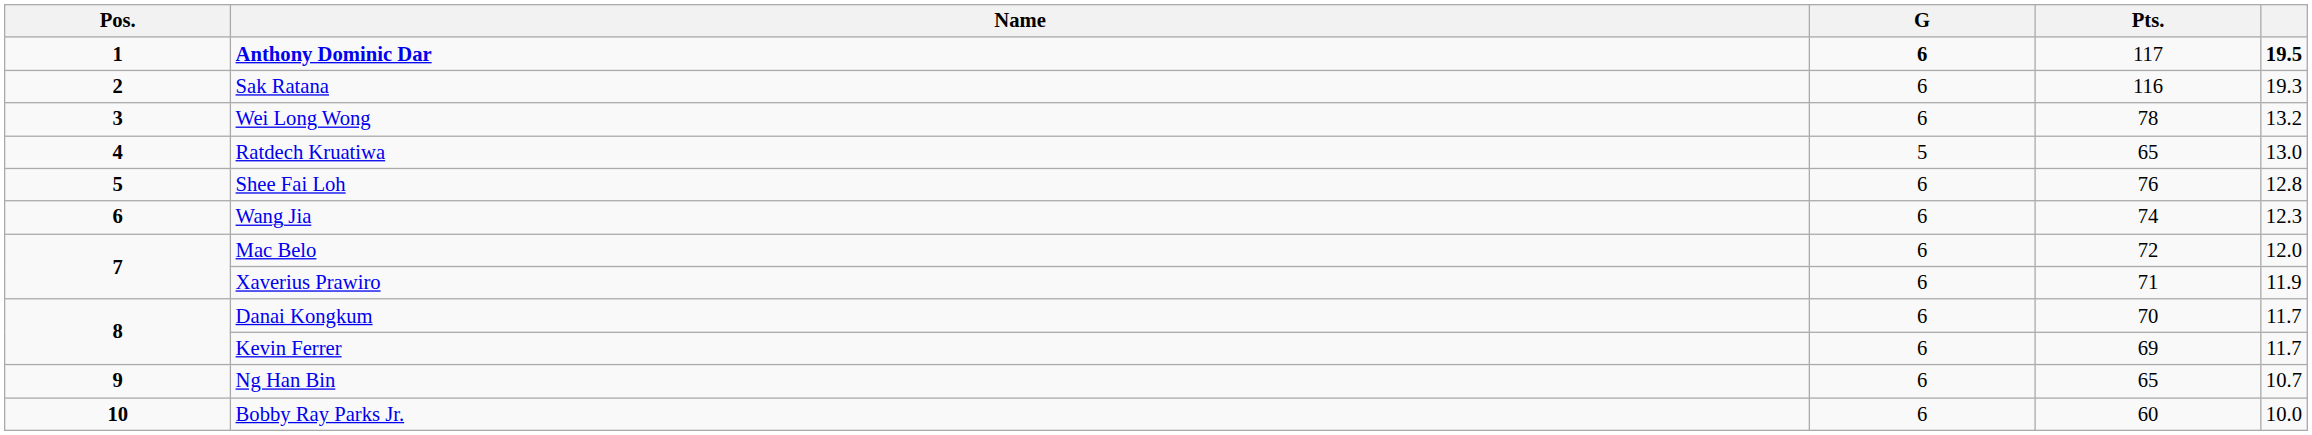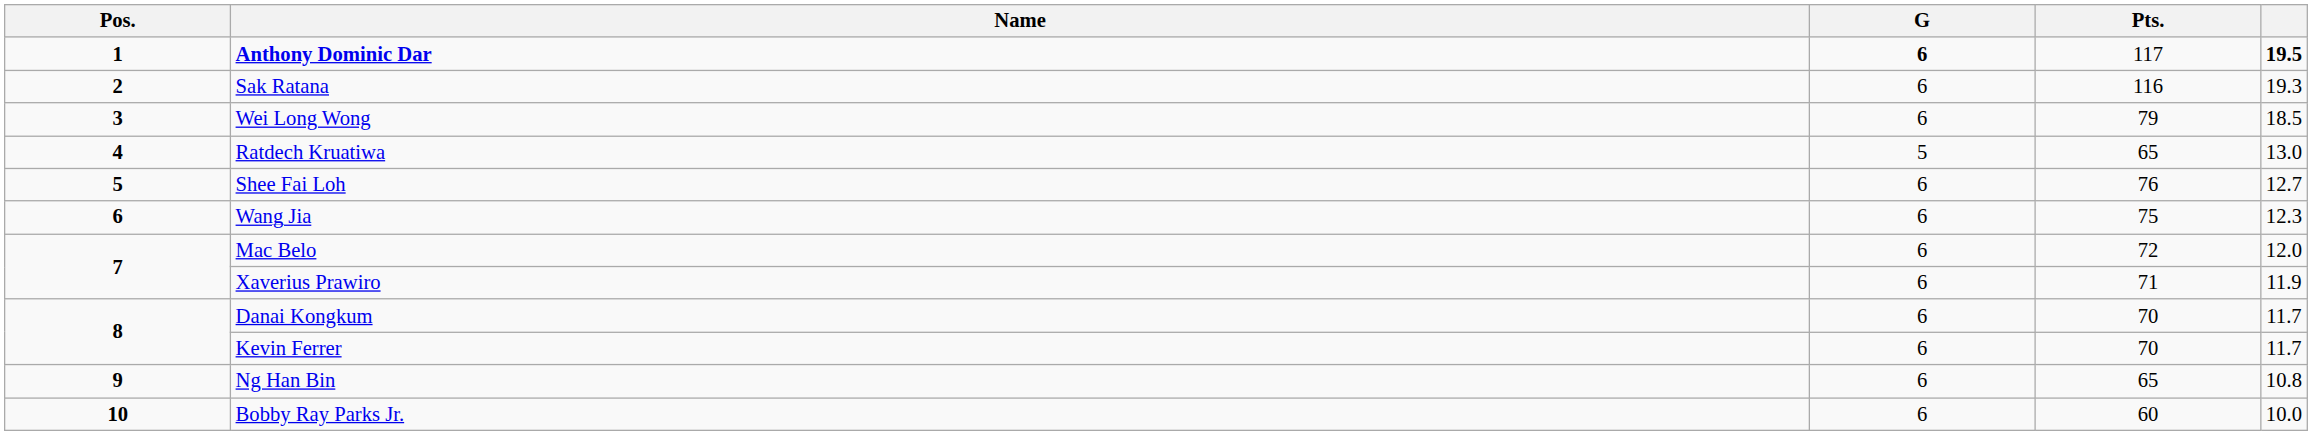(2148, 119) 78 -> (2148, 119) 79
(2284, 119) 13.2 -> (2284, 119) 18.5
(2284, 184) 12.8 -> (2284, 184) 12.7
(2148, 217) 74 -> (2148, 217) 75
(2148, 348) 69 -> (2148, 348) 70
(2284, 380) 10.7 -> (2284, 380) 10.8
